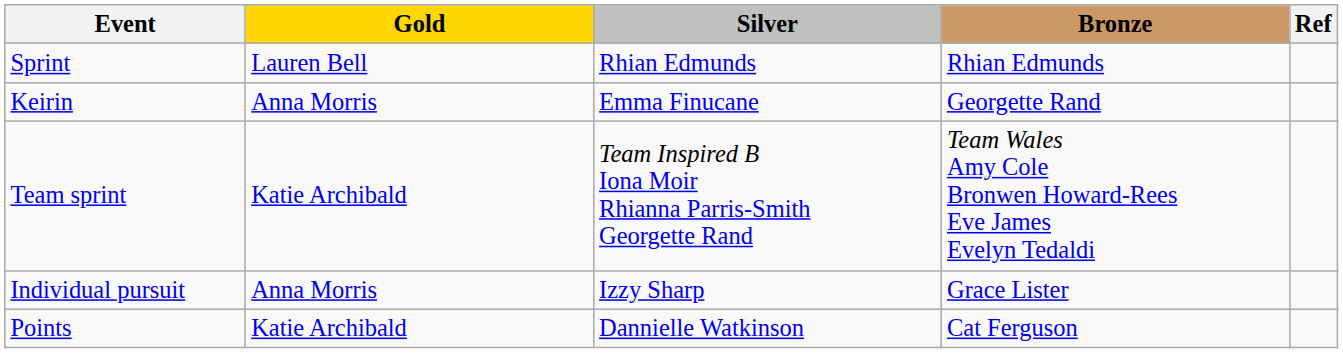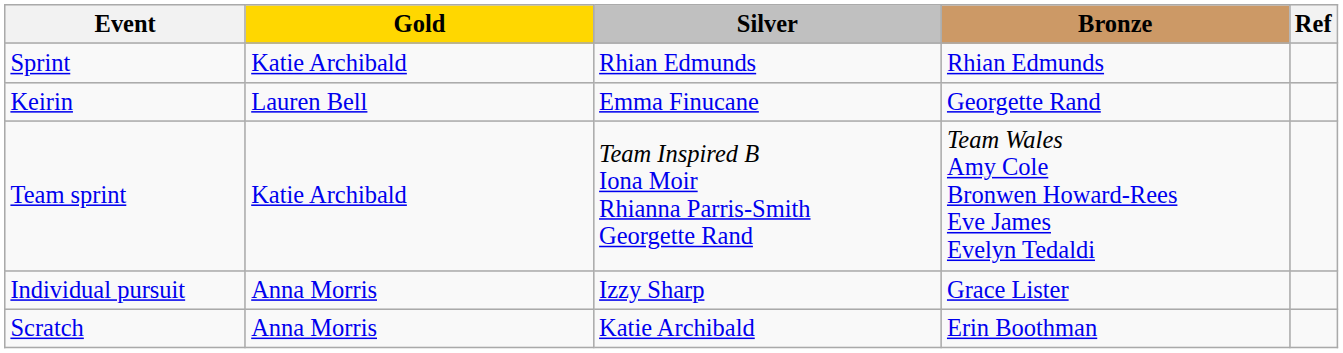(309, 62) Lauren Bell -> (329, 62) Katie Archibald
(314, 101) Anna Morris -> (309, 101) Lauren Bell
- row: (41, 328)
+ row: (47, 328)
